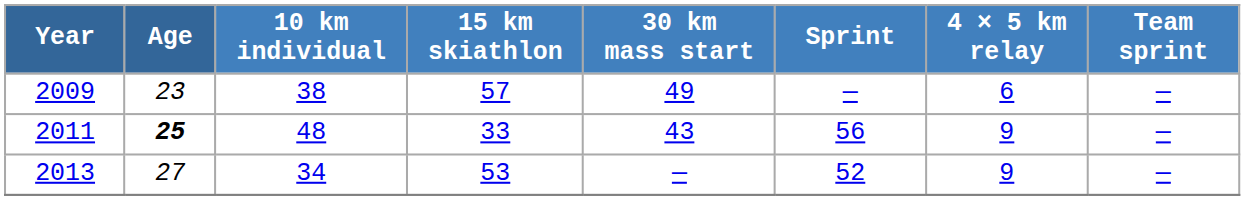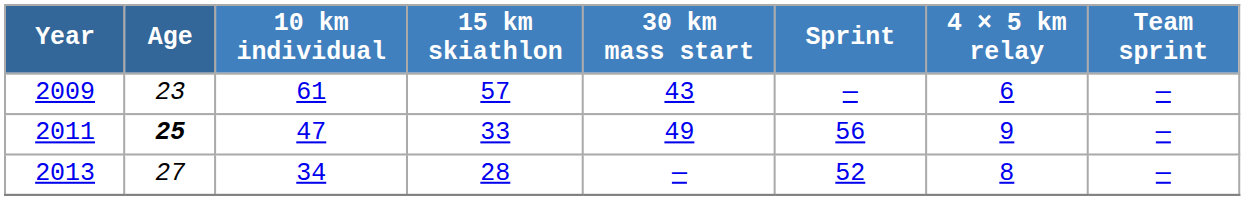(311, 94) 38 -> (311, 94) 61
(679, 94) 49 -> (679, 94) 43
(311, 134) 48 -> (311, 134) 47
(679, 134) 43 -> (679, 134) 49
(495, 175) 53 -> (495, 175) 28
(1007, 175) 9 -> (1007, 175) 8
